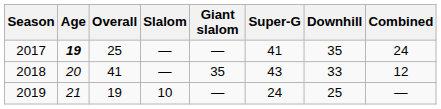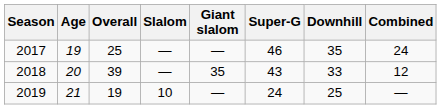(73, 51) bold -> (73, 51) normal
(275, 51) 41 -> (275, 51) 46
(115, 72) 41 -> (115, 72) 39
